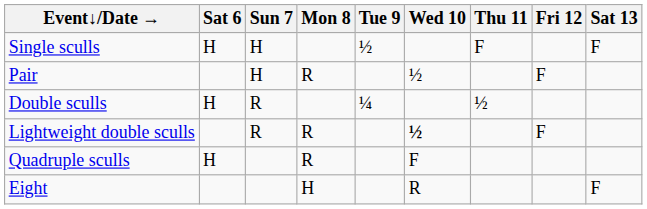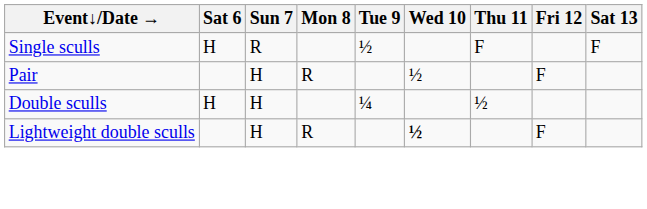(256, 47) H -> (256, 47) R
(256, 103) R -> (256, 103) H
(256, 132) R -> (256, 132) H
- row: (69, 160)
- row: (28, 189)
